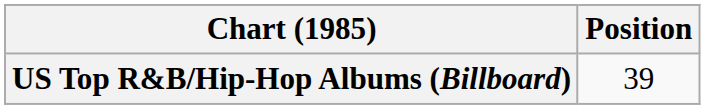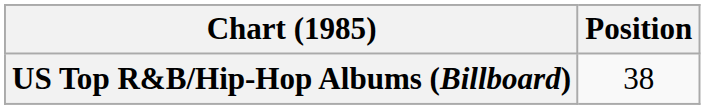(639, 78) 39 -> (639, 78) 38
